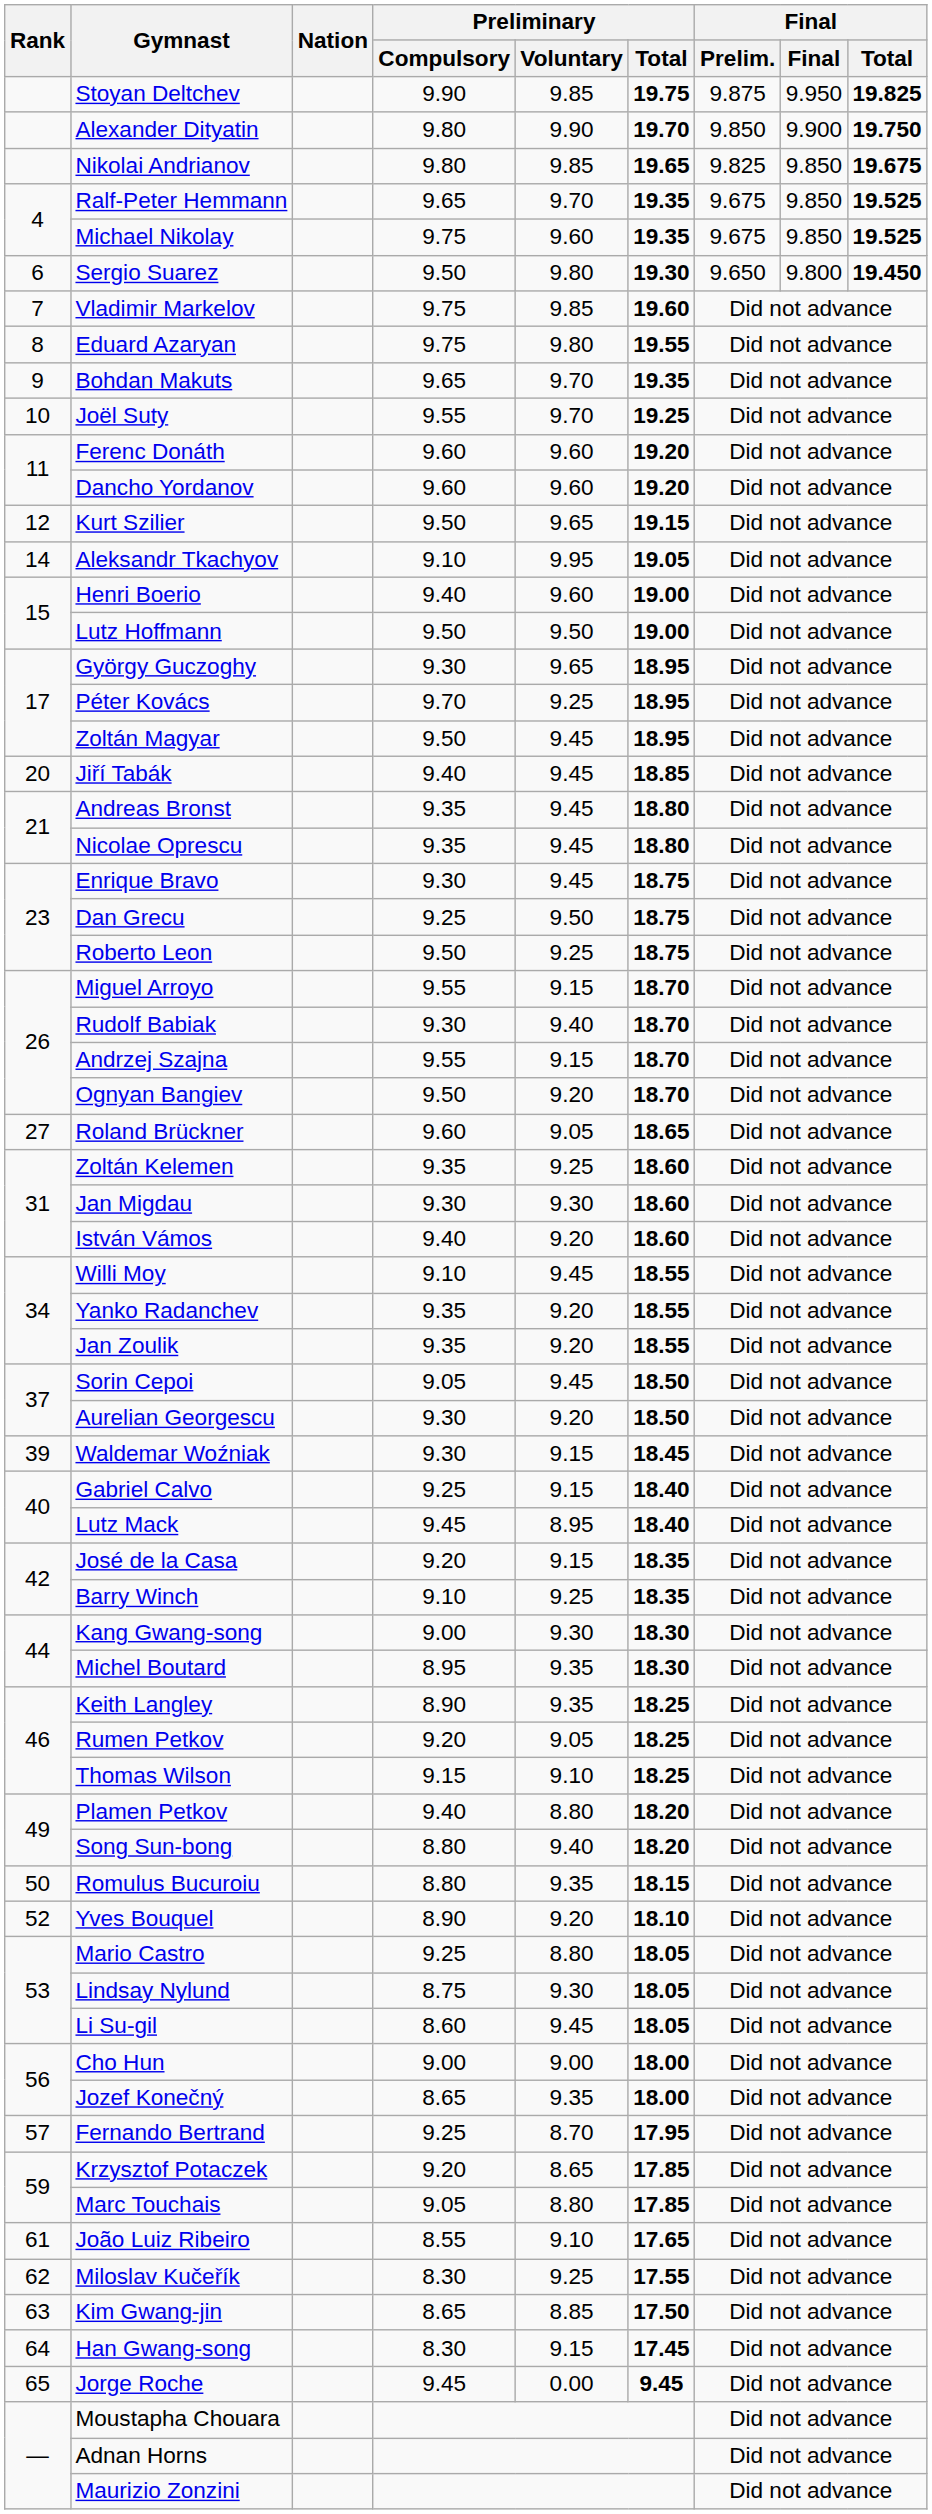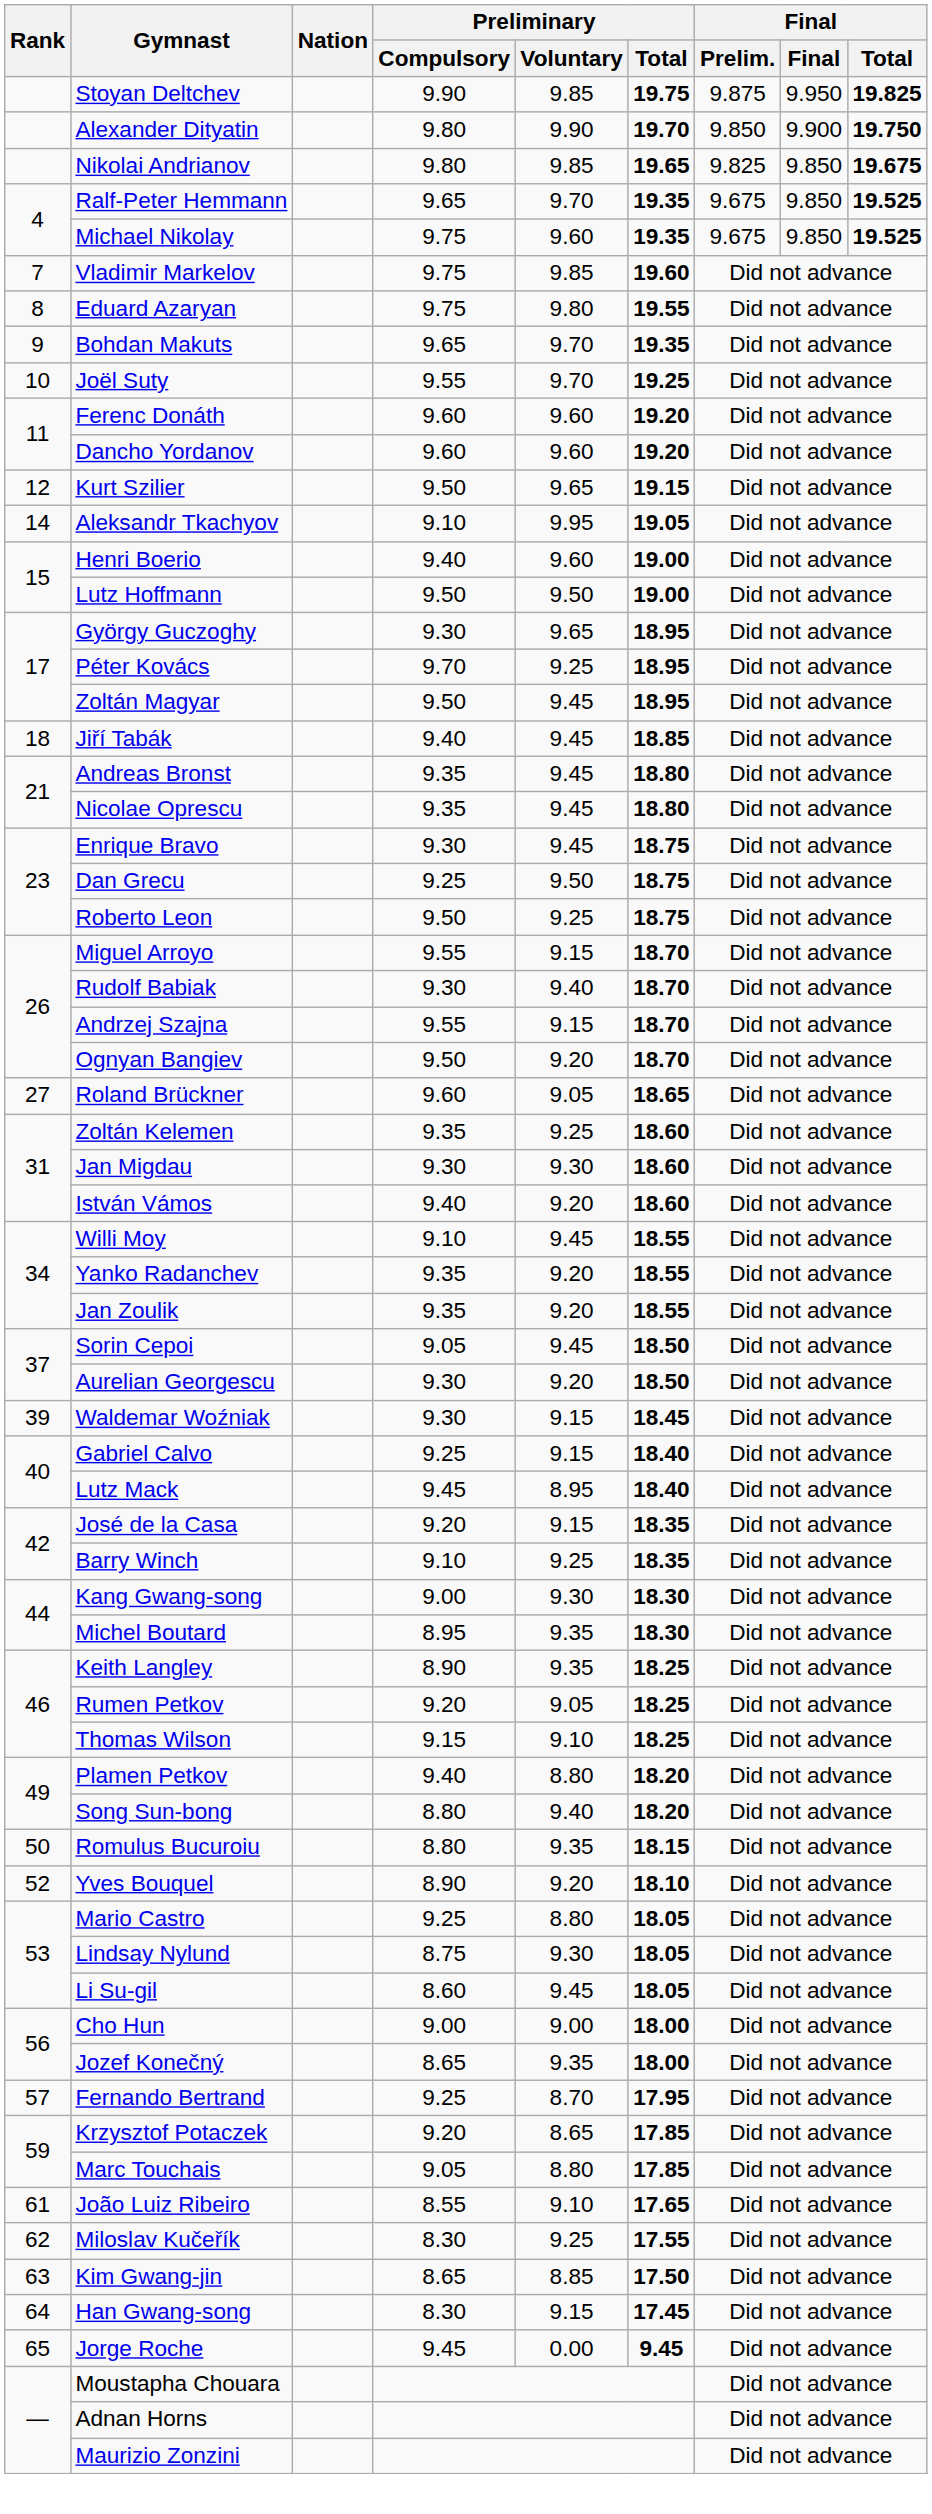- row: (147, 272)
(37, 773) 20 -> (37, 737) 18
